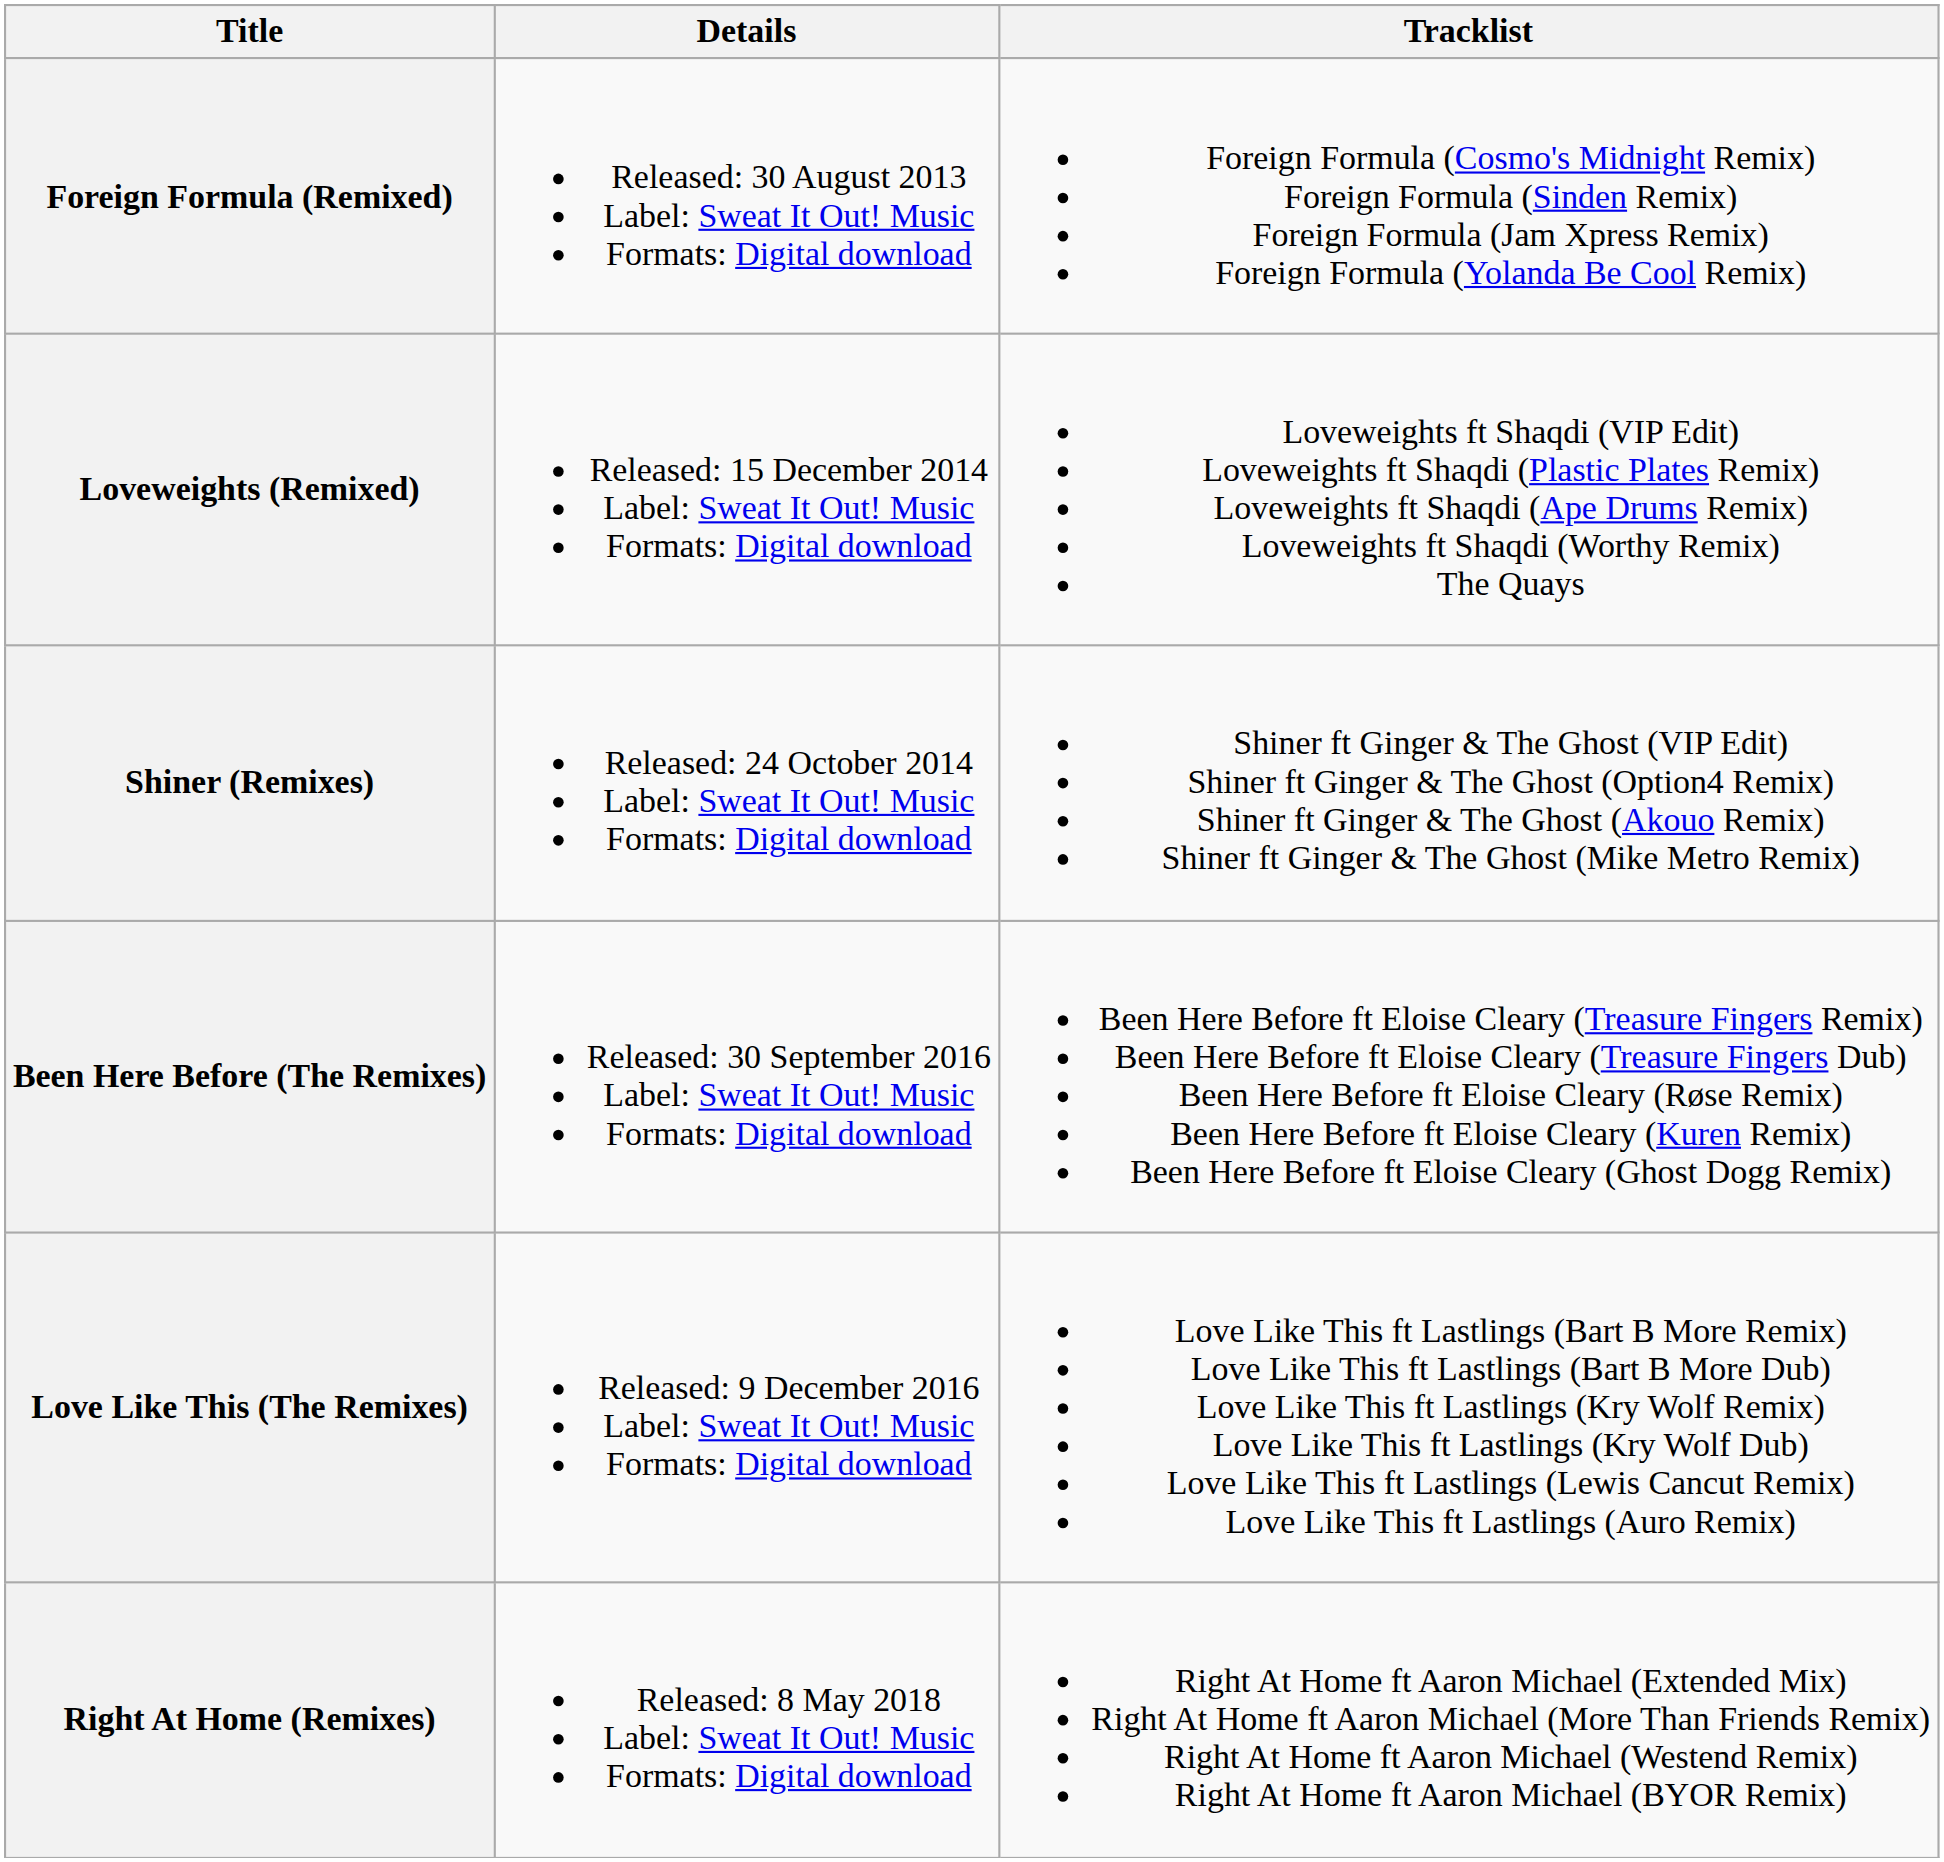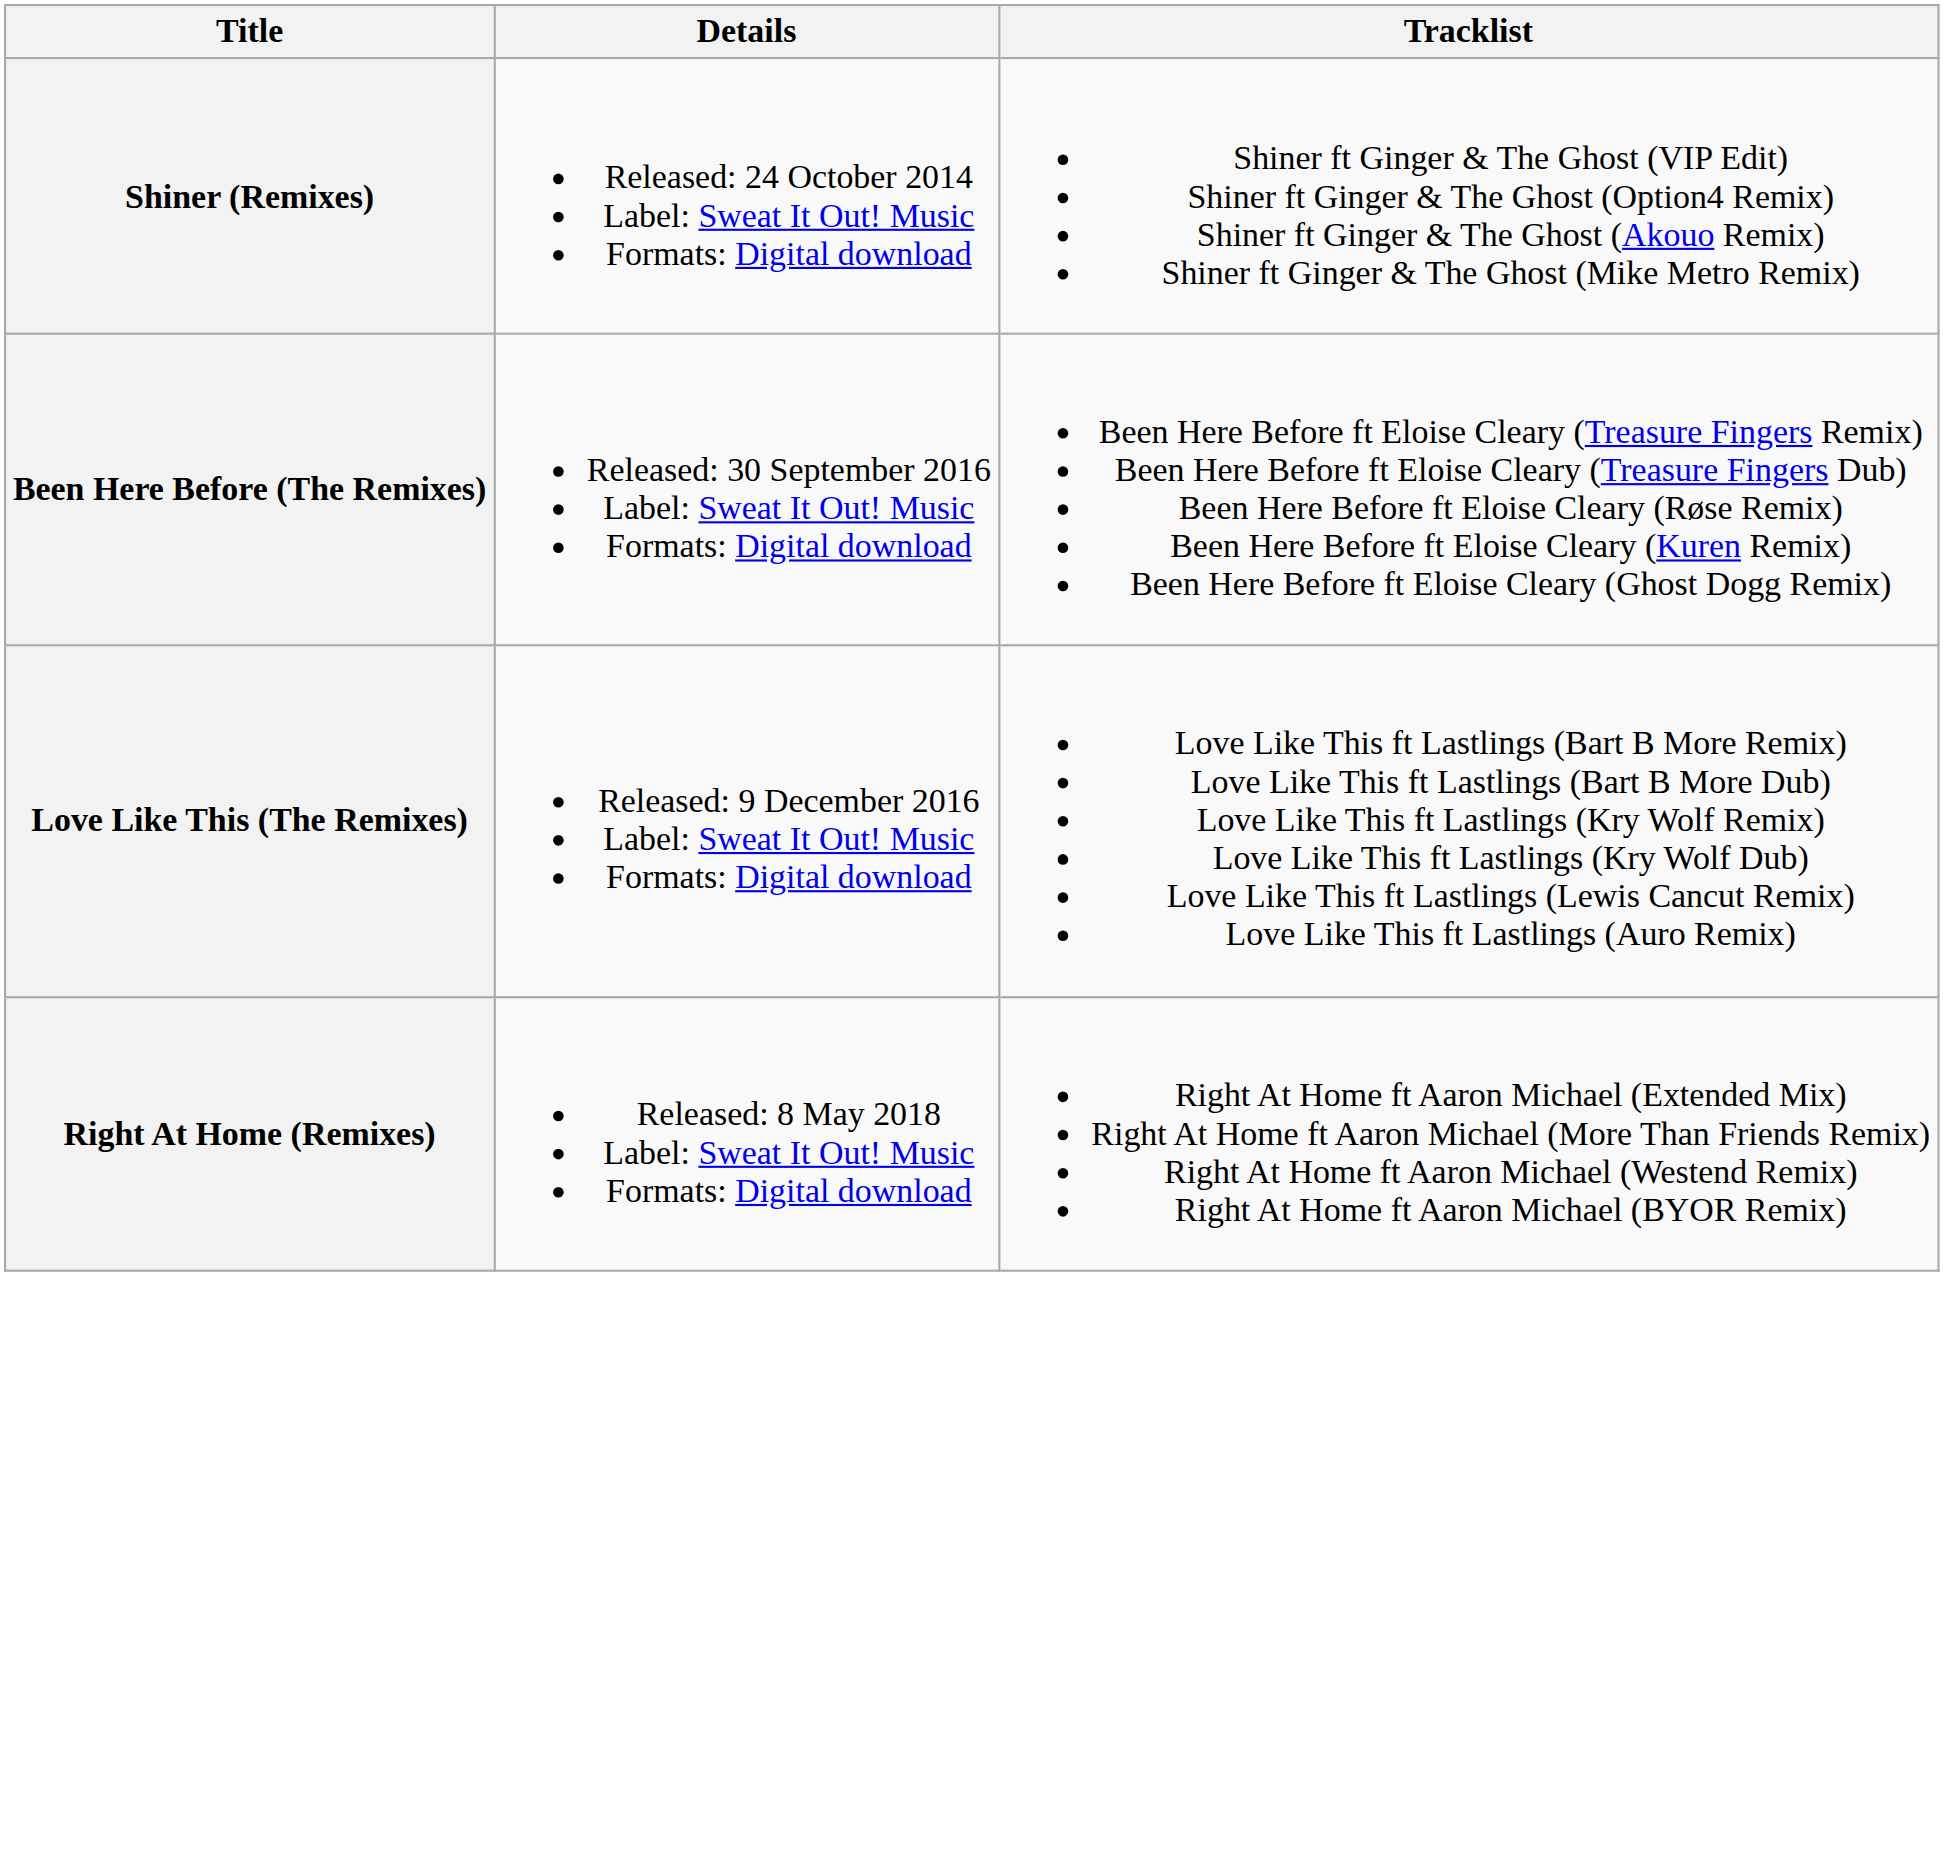- row: (250, 195)
- row: (250, 488)
